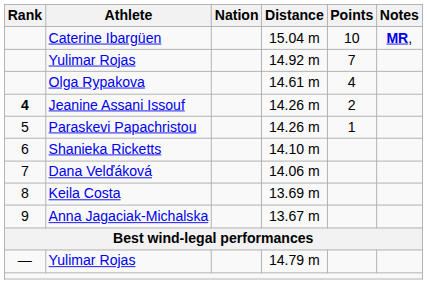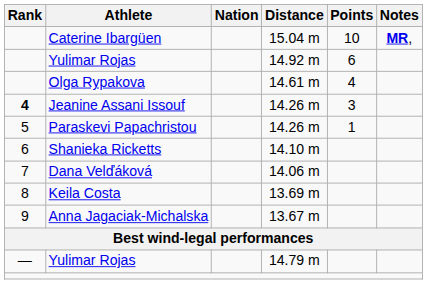(352, 60) 7 -> (352, 60) 6
(352, 104) 2 -> (352, 104) 3
